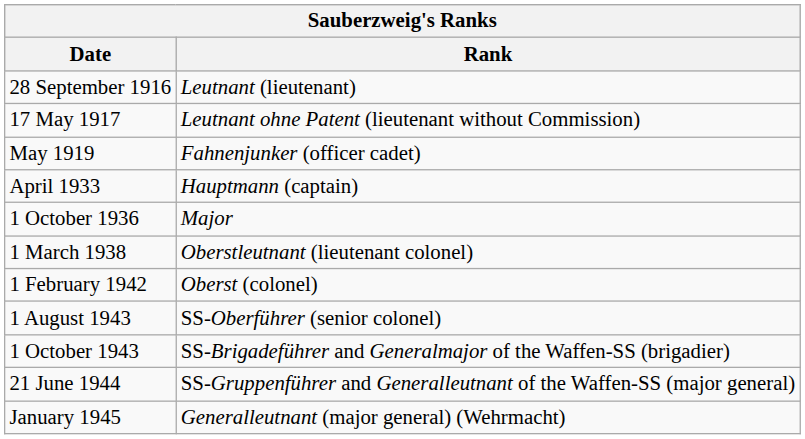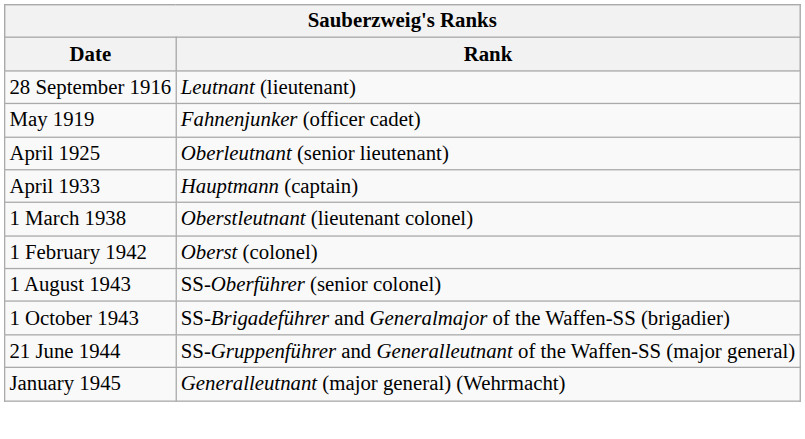- row: (65, 119)
+ row: (55, 152)
- row: (74, 218)
